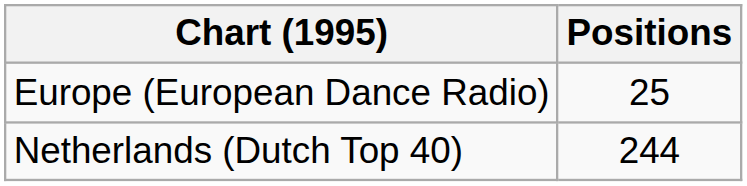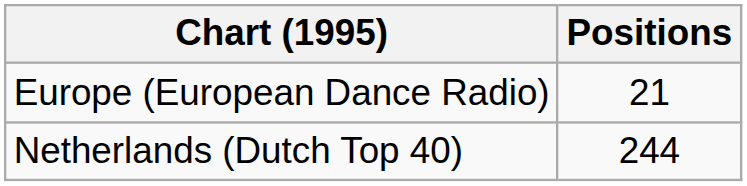(649, 92) 25 -> (649, 92) 21
